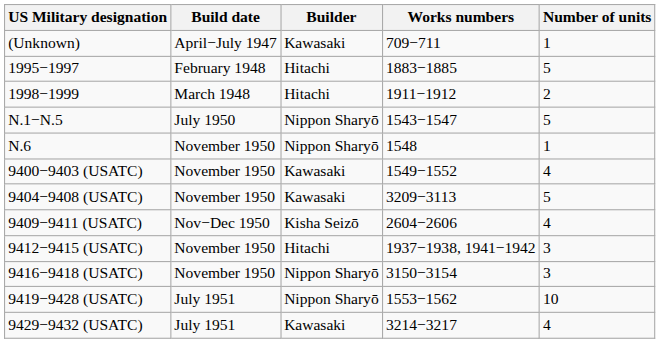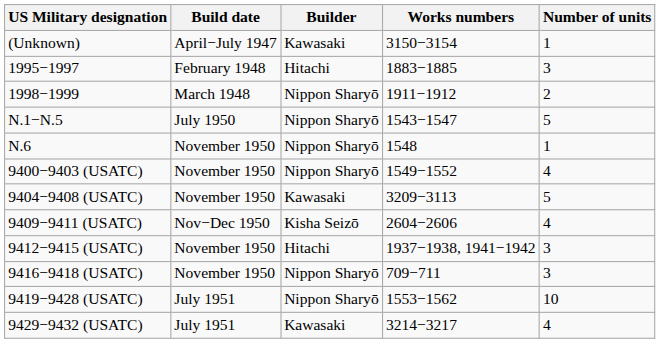(413, 43) 709−711 -> (421, 43) 3150−3154
(547, 69) 5 -> (547, 69) 3
(307, 94) Hitachi -> (331, 94) Nippon Sharyō
(315, 171) Kawasaki -> (331, 171) Nippon Sharyō
(421, 274) 3150−3154 -> (413, 274) 709−711
